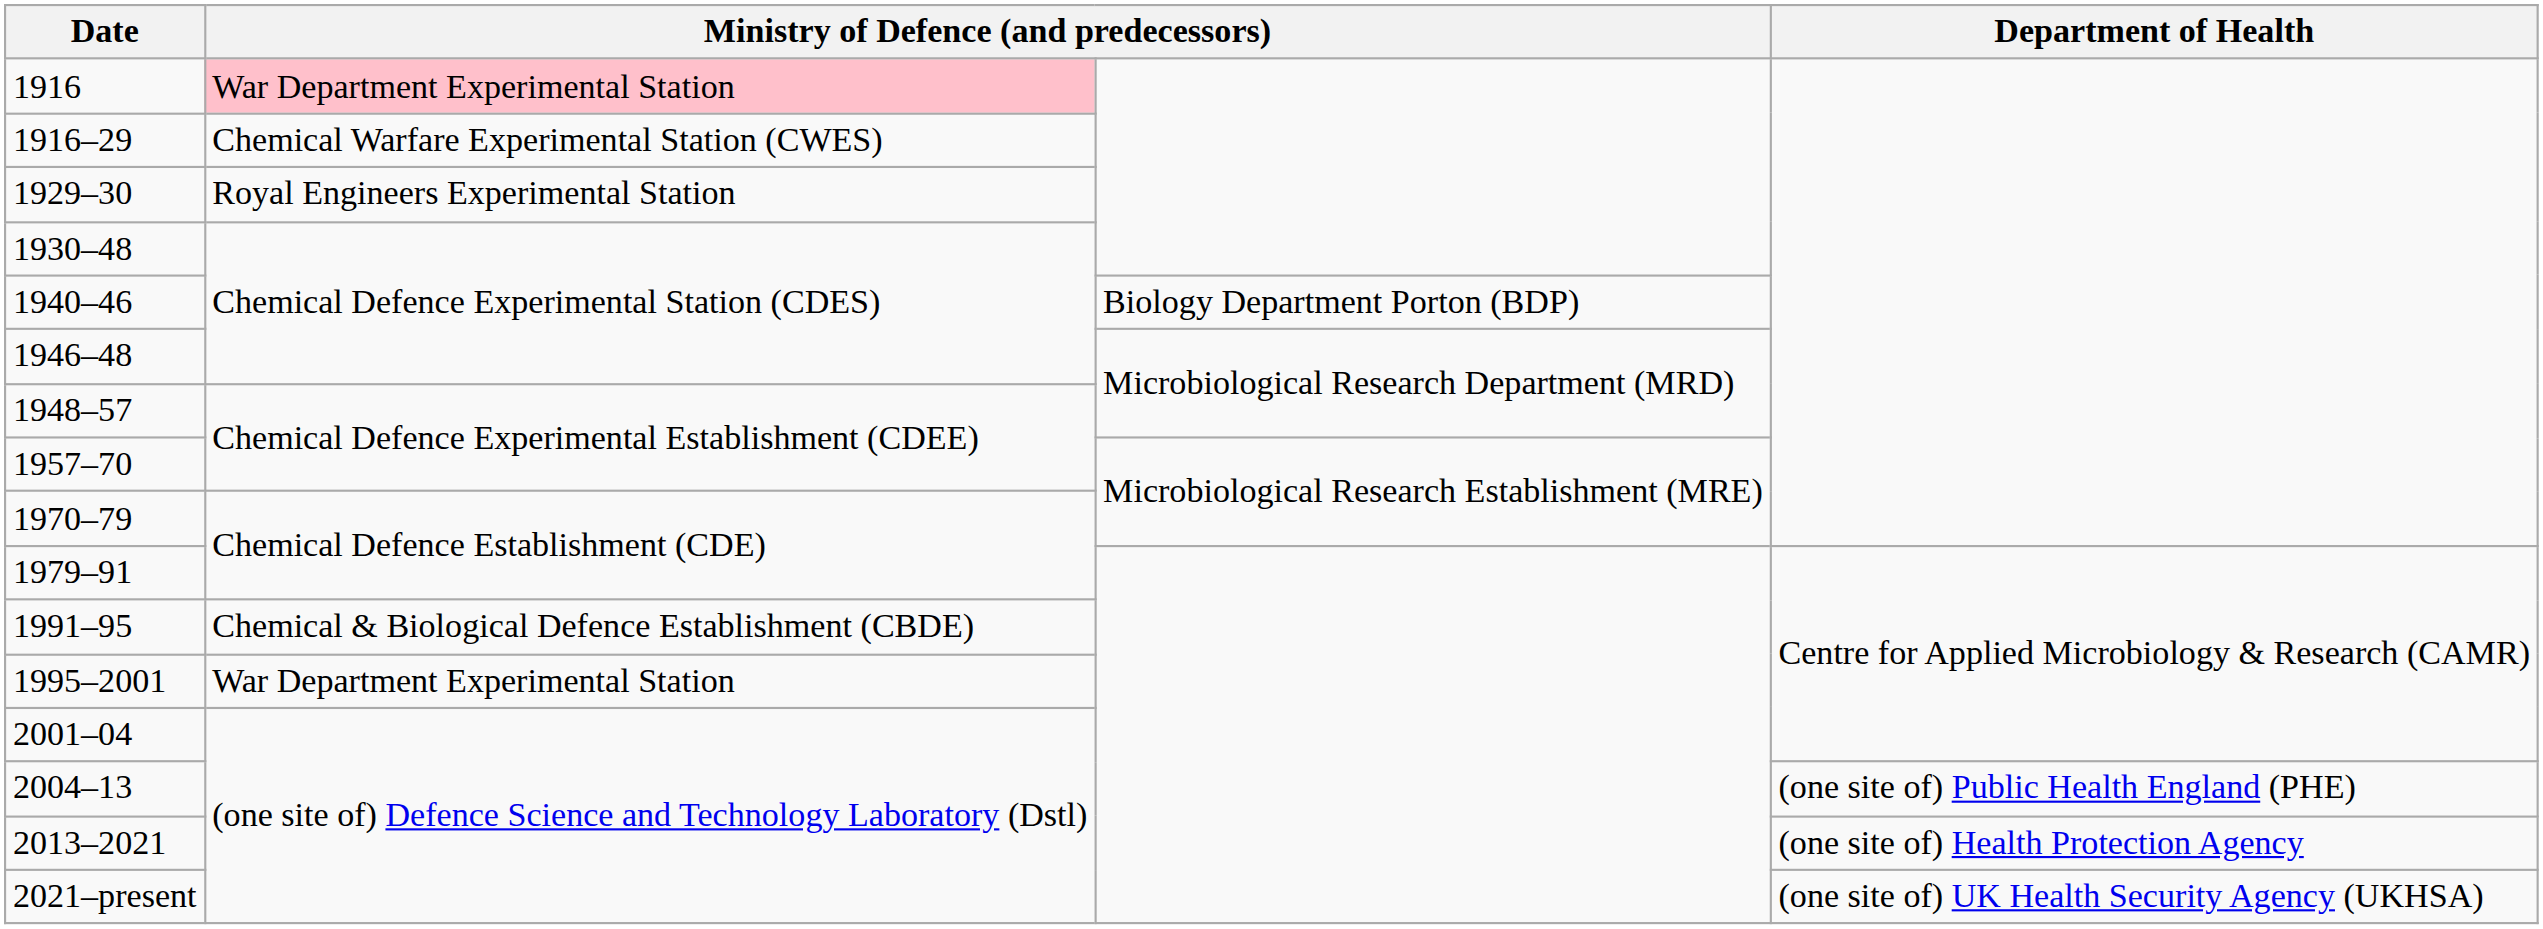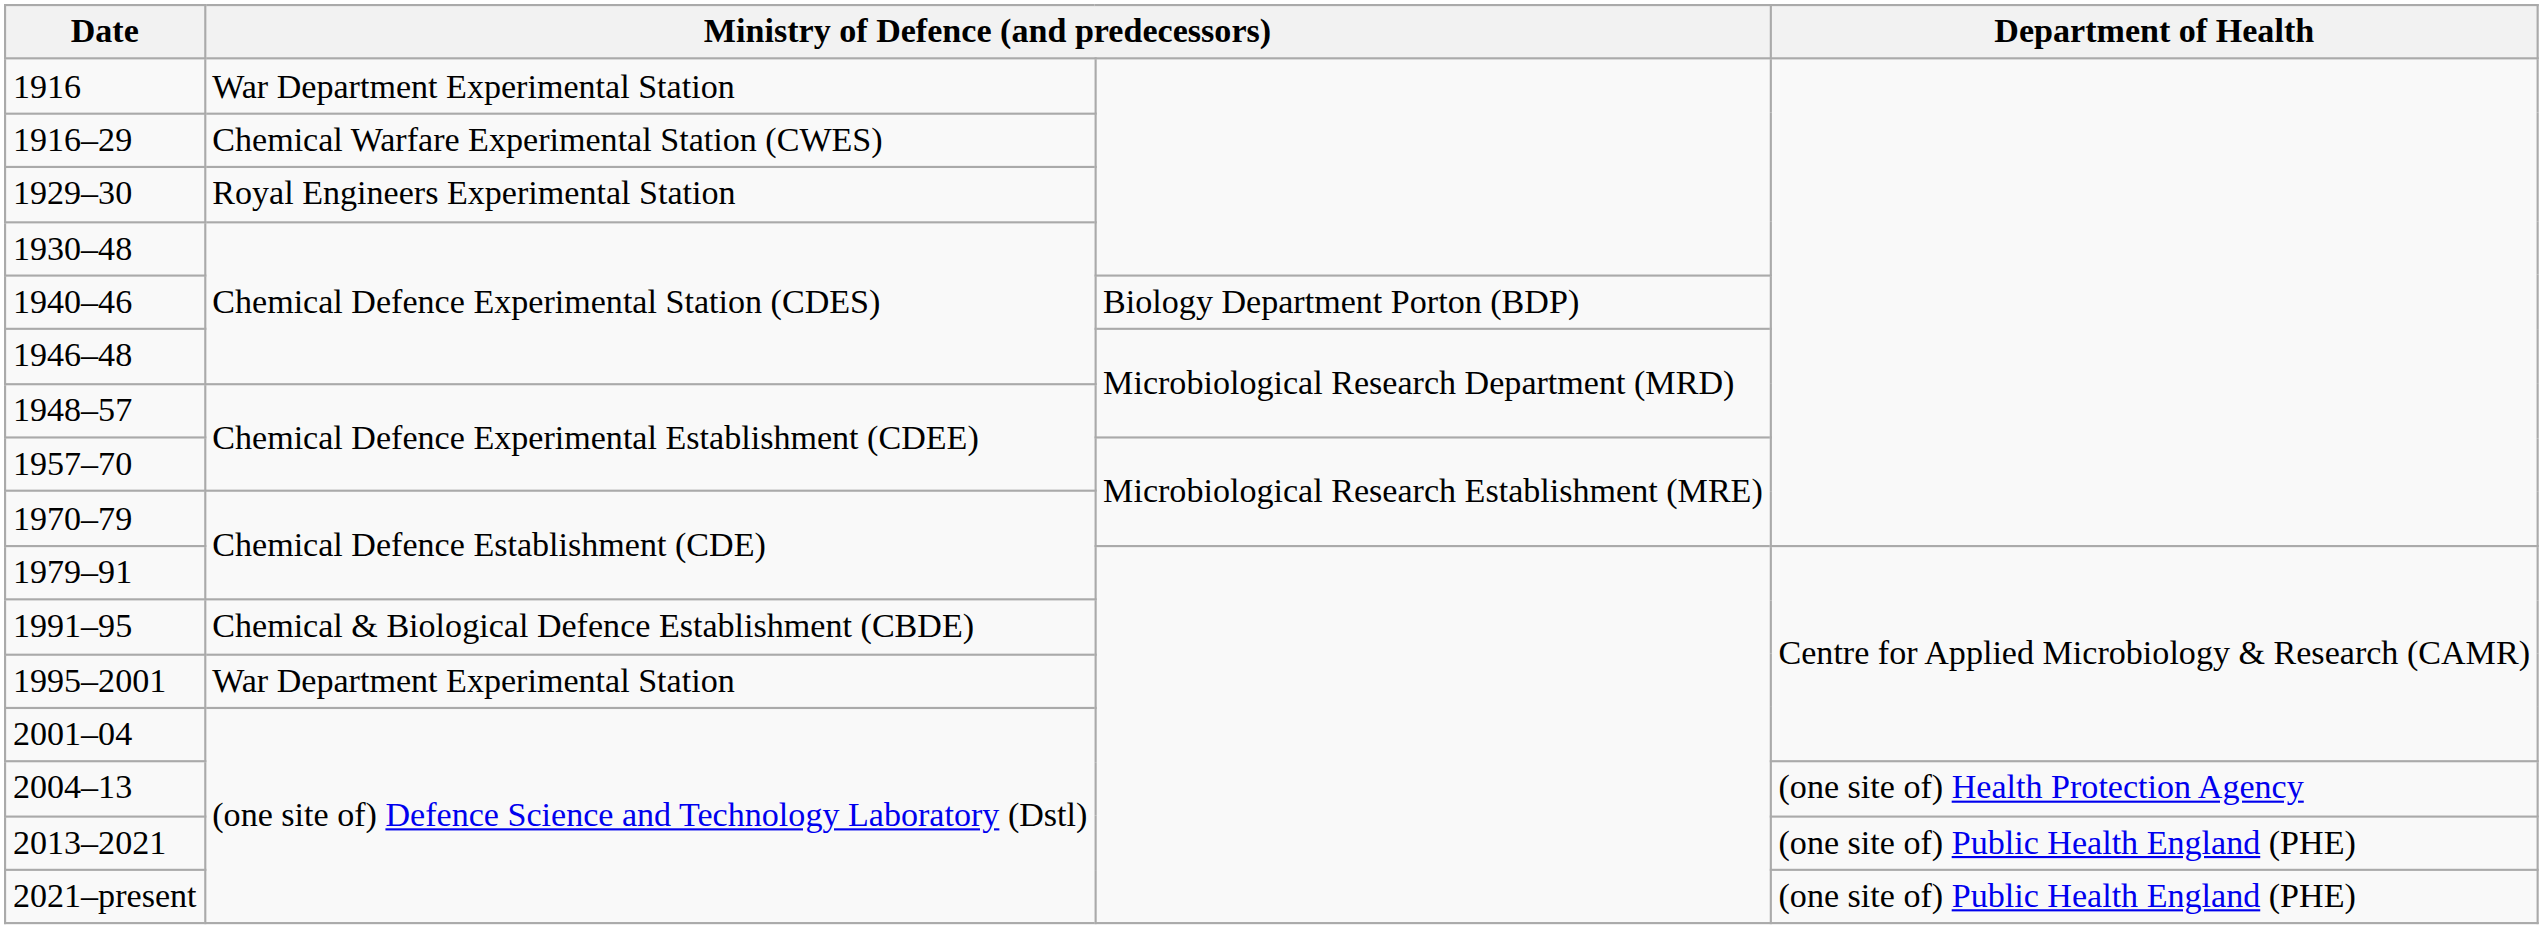(473, 85) pink background -> (473, 85) no background
(2067, 788) (one site of) Public Health England (PHE) -> (2041, 788) (one site of) Health Protection Agency
(2041, 842) (one site of) Health Protection Agency -> (2067, 842) (one site of) Public Health England (PHE)
(2131, 896) (one site of) UK Health Security Agency (UKHSA) -> (2067, 896) (one site of) Public Health England (PHE)
